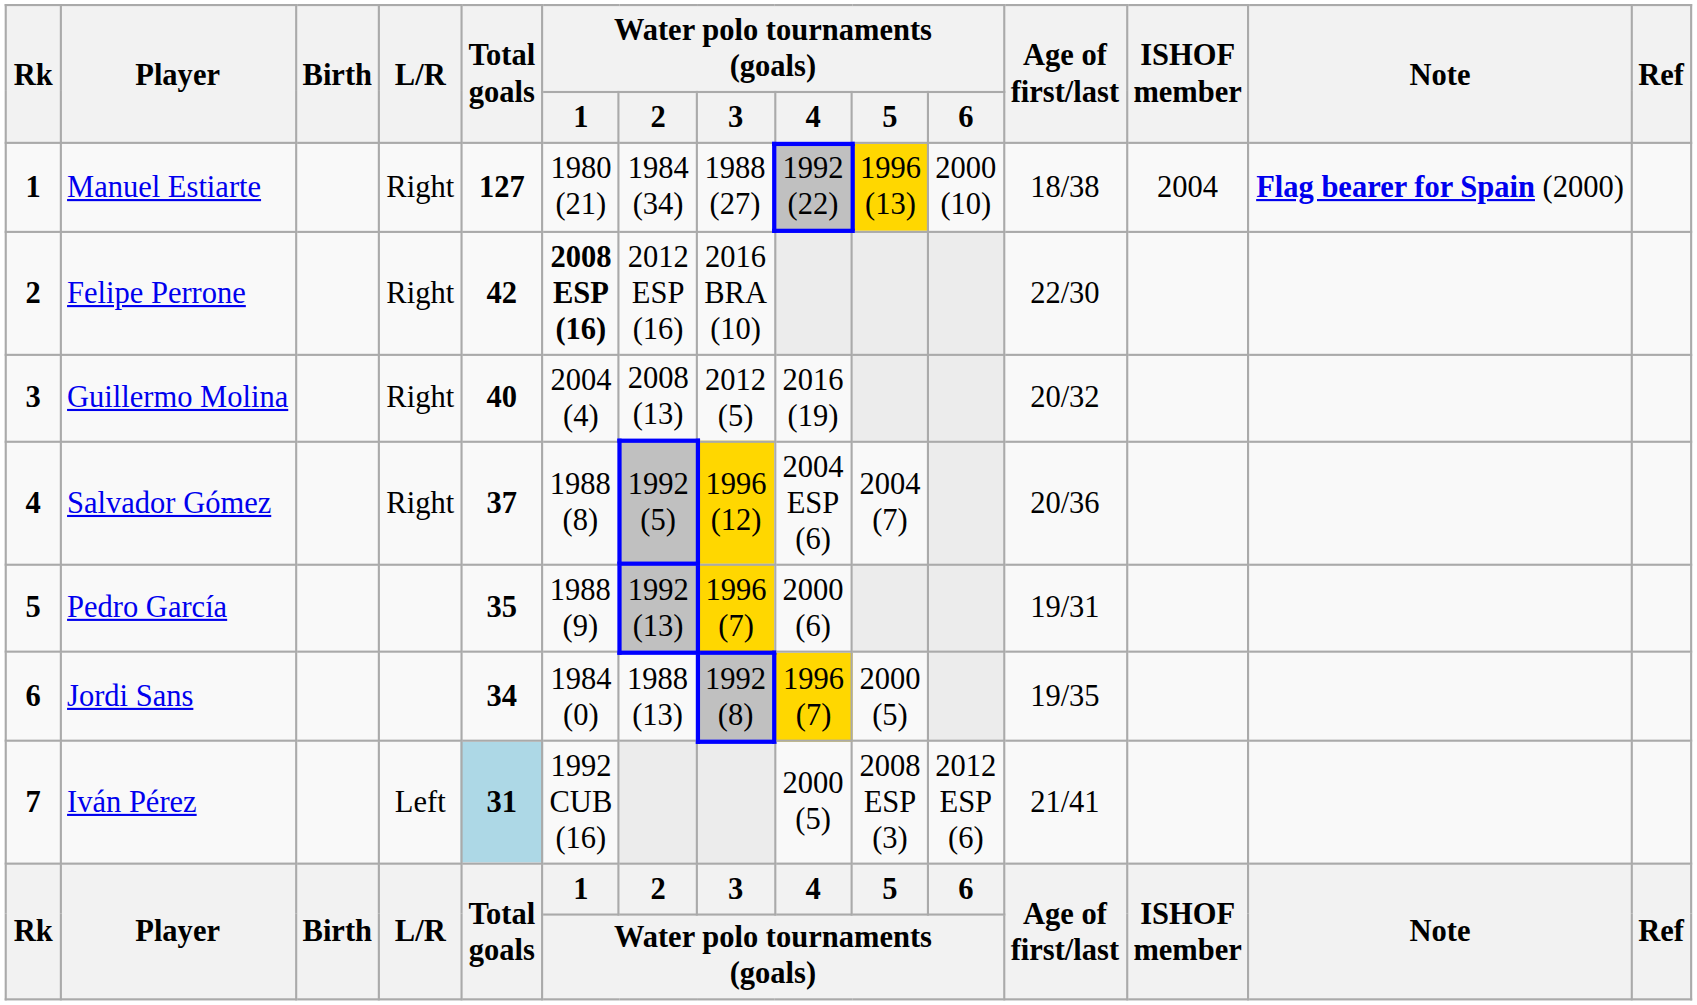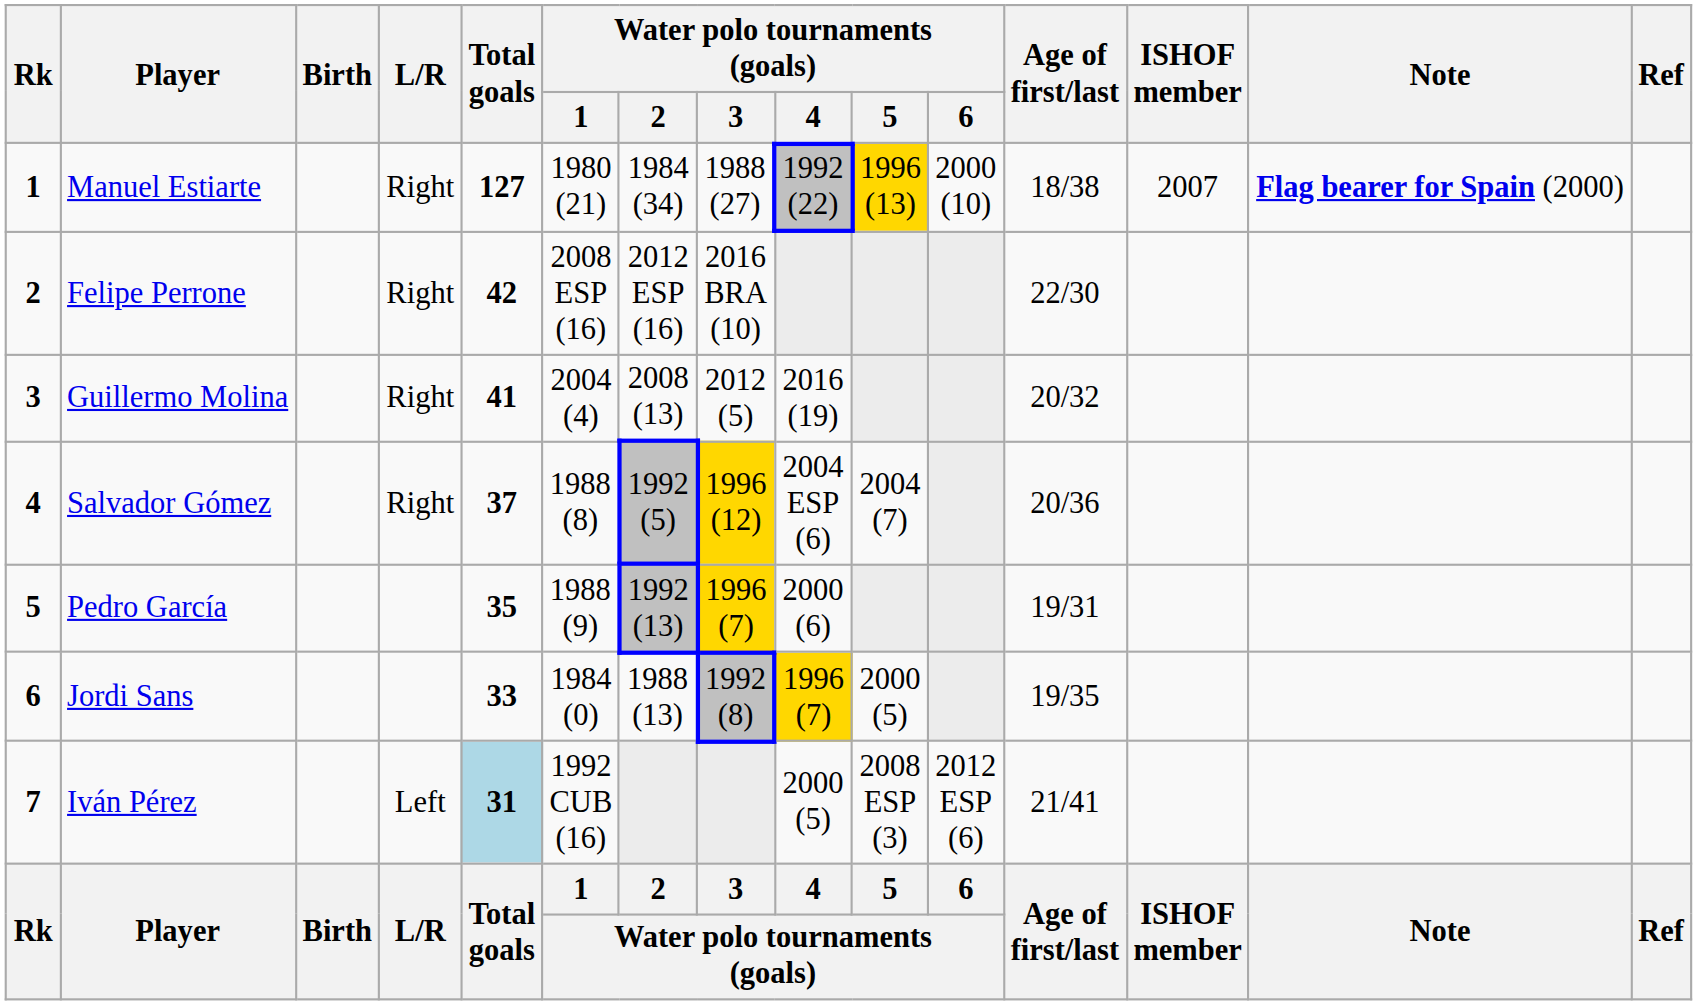(1188, 186) 2004 -> (1188, 186) 2007
(581, 292) bold -> (581, 292) normal
(502, 397) 40 -> (502, 397) 41
(502, 696) 34 -> (502, 696) 33
